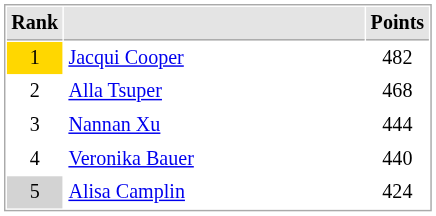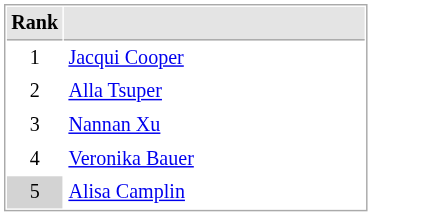- column: (397, 22)
(35, 57) gold background -> (35, 57) no background
